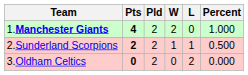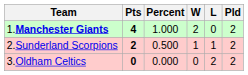columns swapped: (154, 12) <-> (222, 12)
